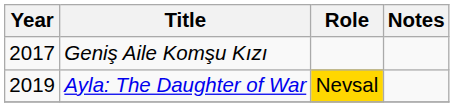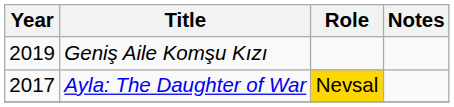(32, 53) 2017 -> (32, 53) 2019
(32, 85) 2019 -> (32, 85) 2017
